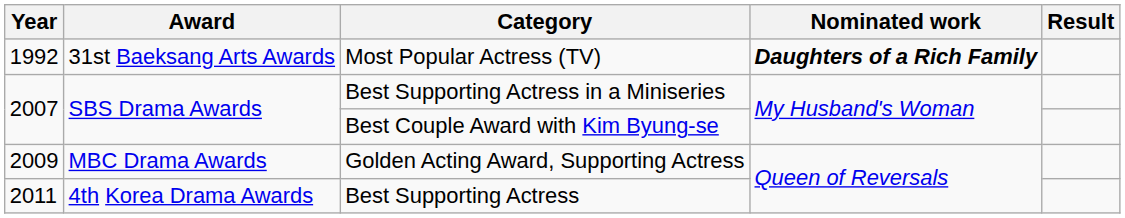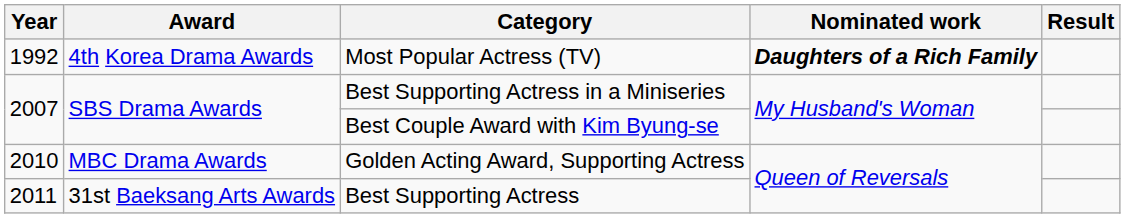(202, 56) 31st Baeksang Arts Awards -> (191, 56) 4th Korea Drama Awards
(34, 160) 2009 -> (34, 160) 2010
(191, 195) 4th Korea Drama Awards -> (202, 195) 31st Baeksang Arts Awards
